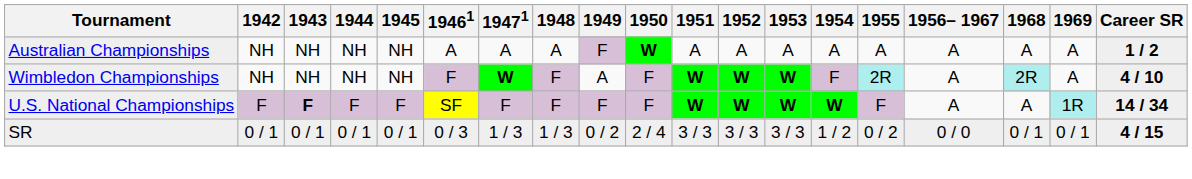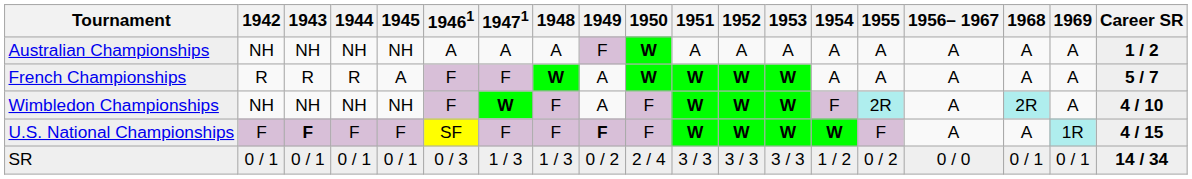+ row: (97, 77)
(602, 105) normal -> (602, 132) bold
(1142, 105) 14 / 34 -> (1142, 132) 4 / 15
(1142, 132) 4 / 15 -> (1142, 159) 14 / 34
